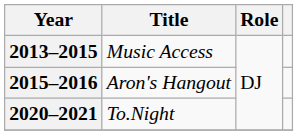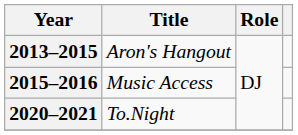(160, 51) Music Access -> (169, 51) Aron's Hangout
(169, 82) Aron's Hangout -> (160, 82) Music Access
